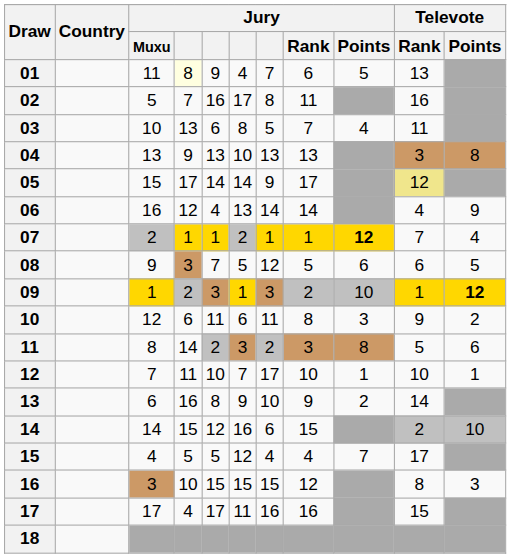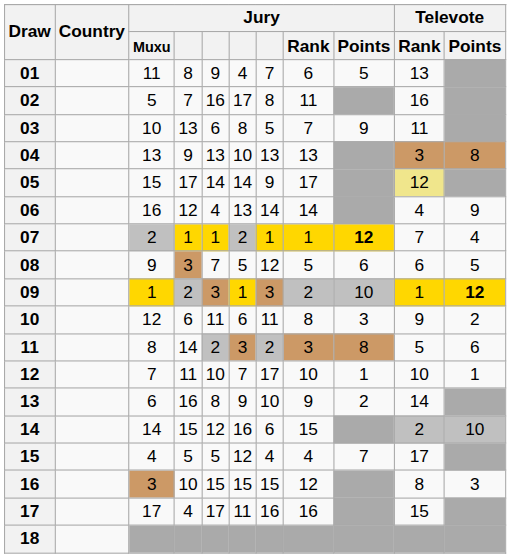(188, 73) lightyellow background -> (188, 73) no background
(364, 127) 4 -> (364, 127) 9
